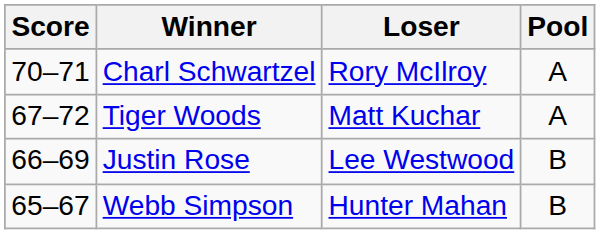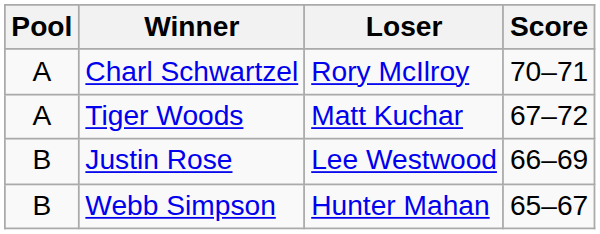columns swapped: (558, 26) <-> (51, 26)
